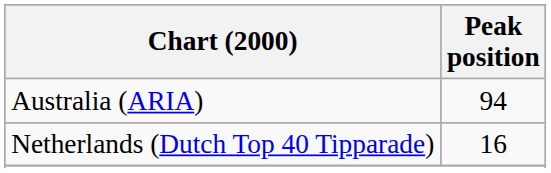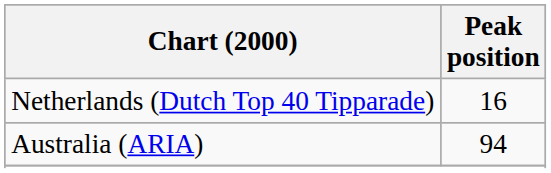rows swapped: (107, 100) <-> (223, 143)
